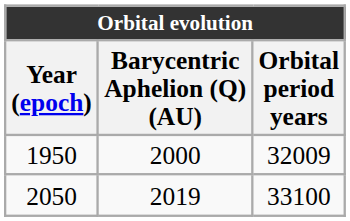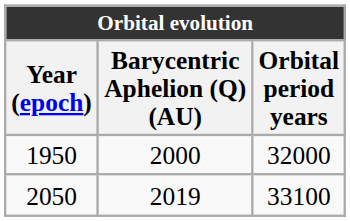(299, 155) 32009 -> (299, 155) 32000
